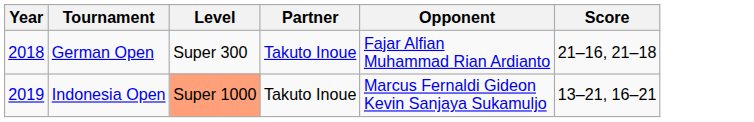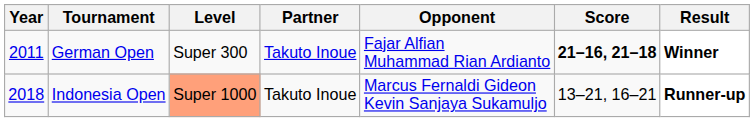+ column: (705, 18)
(26, 52) 2018 -> (26, 52) 2011
(607, 52) normal -> (607, 52) bold
(26, 96) 2019 -> (26, 96) 2018
